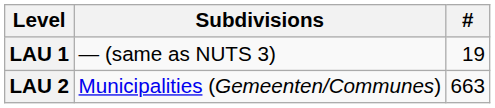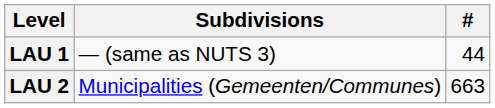(474, 53) 19 -> (474, 53) 44
